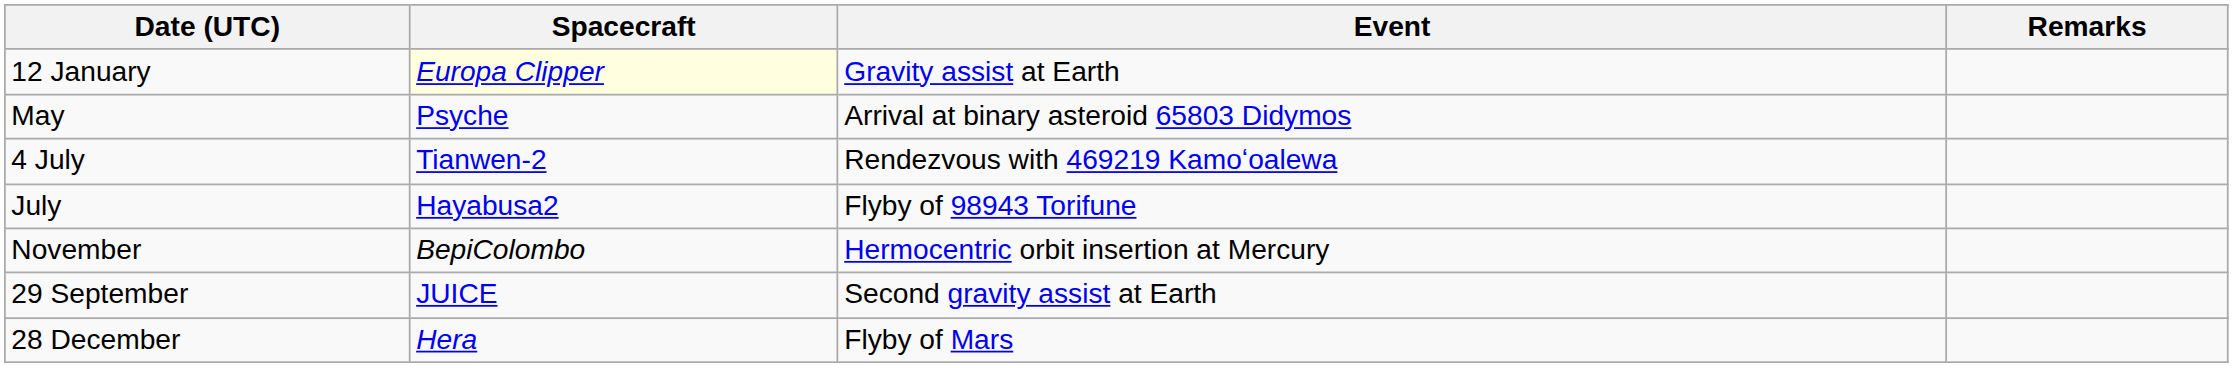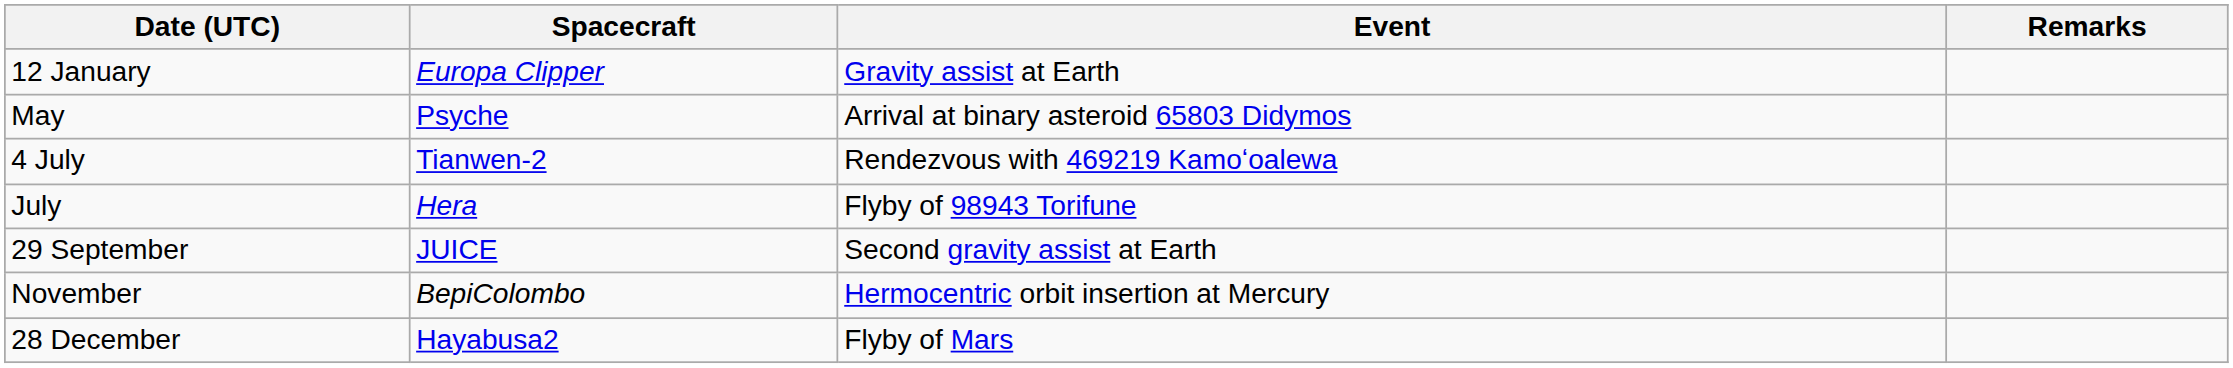(510, 71) lightyellow background -> (510, 71) no background
(487, 205) Hayabusa2 -> (447, 205) Hera
rows swapped: (100, 294) <-> (76, 250)
(447, 339) Hera -> (487, 339) Hayabusa2
